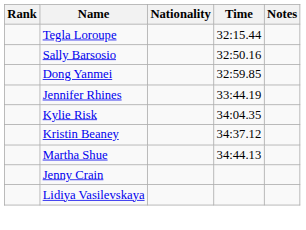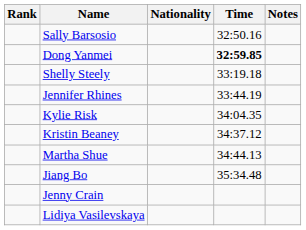- row: (80, 34)
(239, 74) normal -> (239, 54) bold
+ row: (76, 74)
+ row: (65, 174)
